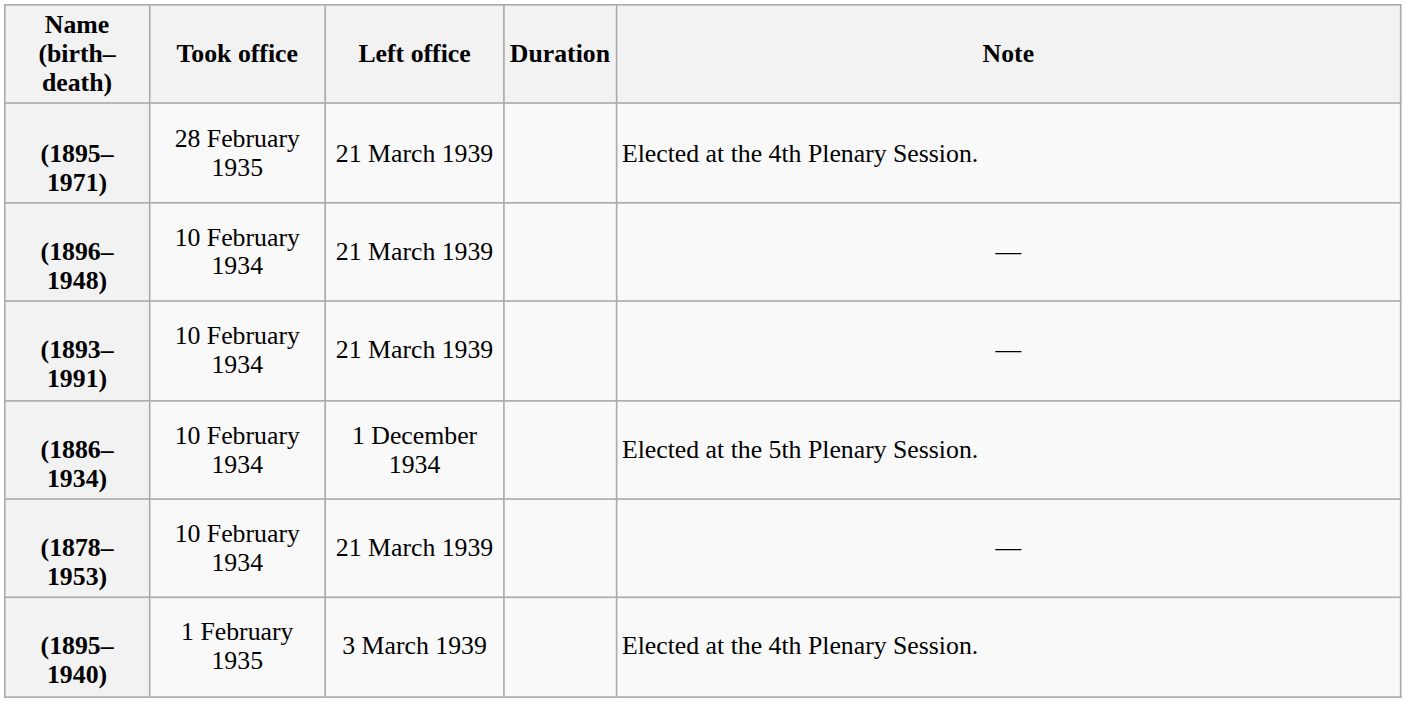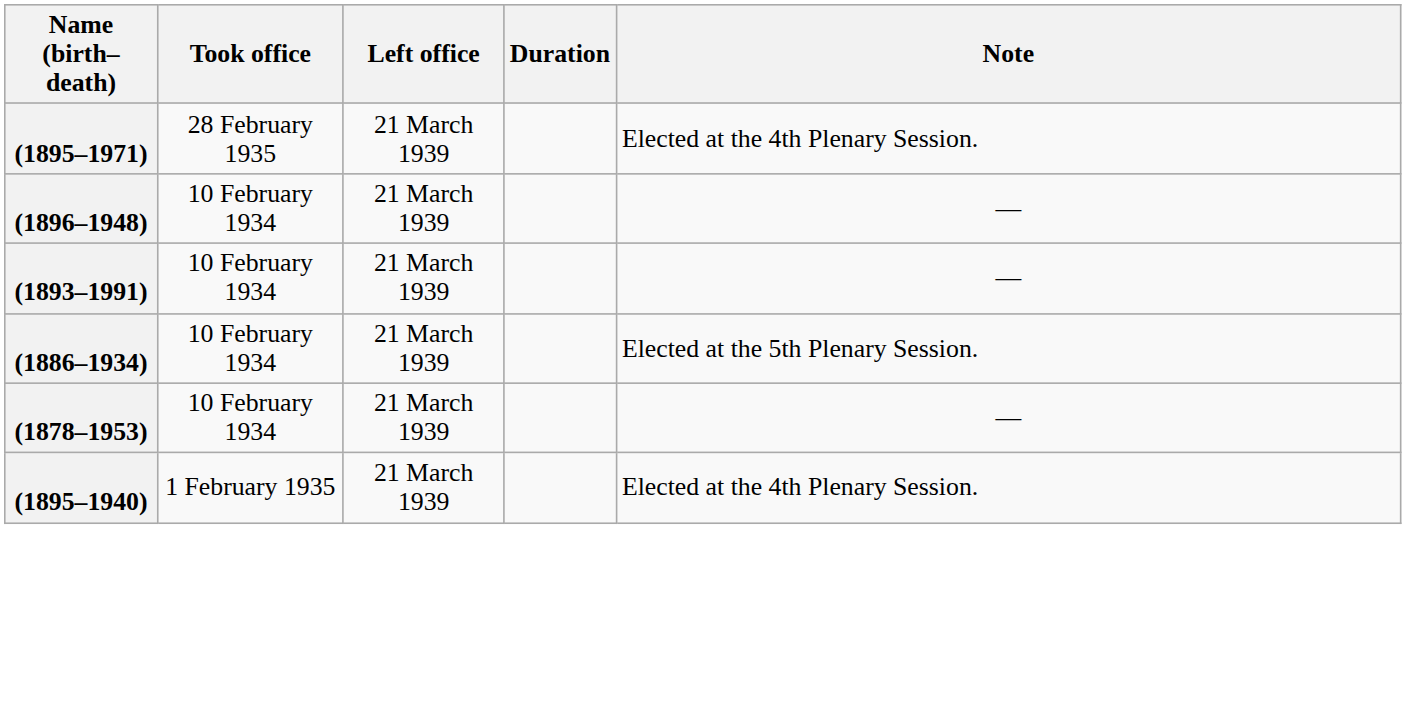(415, 449) 1 December 1934 -> (424, 347) 21 March 1939
(415, 646) 3 March 1939 -> (424, 487) 21 March 1939
